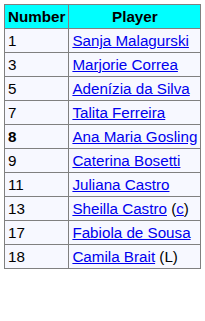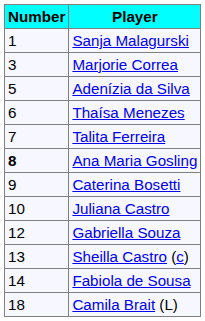+ row: (129, 112)
(16, 184) 11 -> (16, 208) 10
+ row: (126, 232)
(16, 232) 17 -> (16, 280) 14
